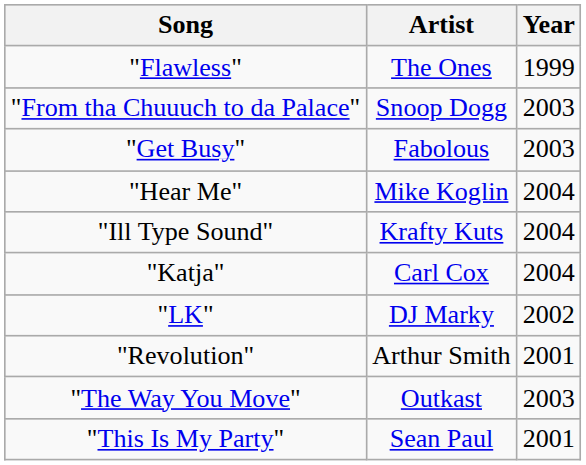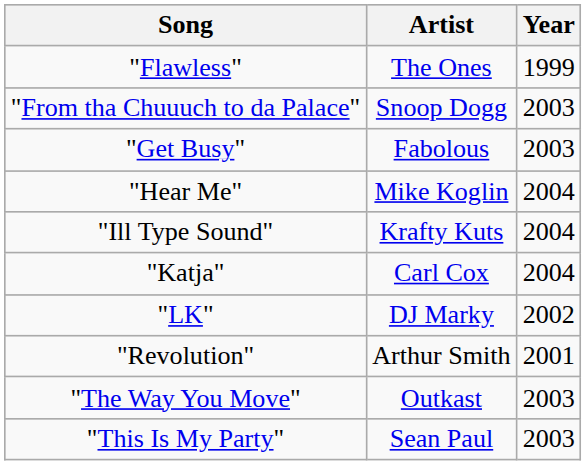(549, 438) 2001 -> (549, 438) 2003
